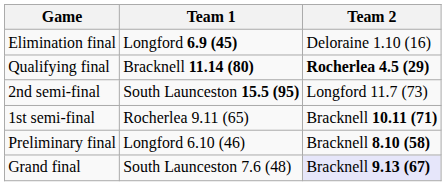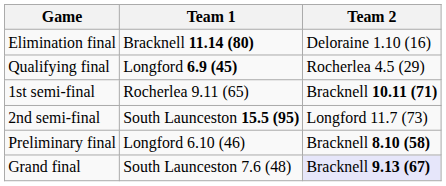(180, 42) Longford 6.9 (45) -> (189, 42) Bracknell 11.14 (80)
(189, 67) Bracknell 11.14 (80) -> (180, 67) Longford 6.9 (45)
(368, 67) bold -> (366, 67) normal
rows swapped: (51, 117) <-> (54, 92)
